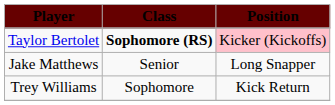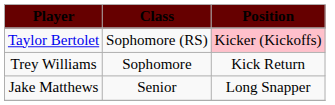(159, 40) bold -> (157, 40) normal
rows swapped: (54, 64) <-> (54, 87)
